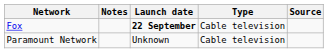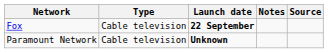columns swapped: (243, 12) <-> (114, 12)
(151, 40) normal -> (209, 40) bold
